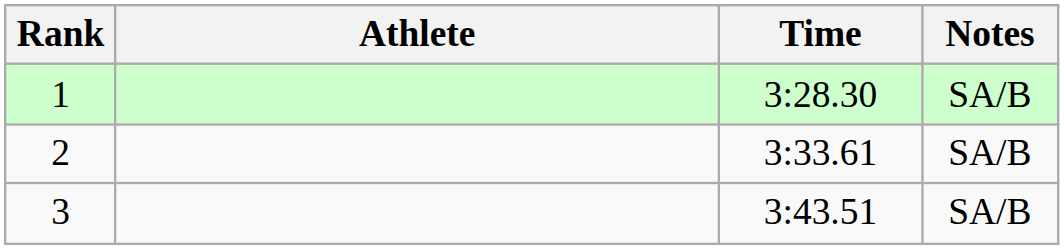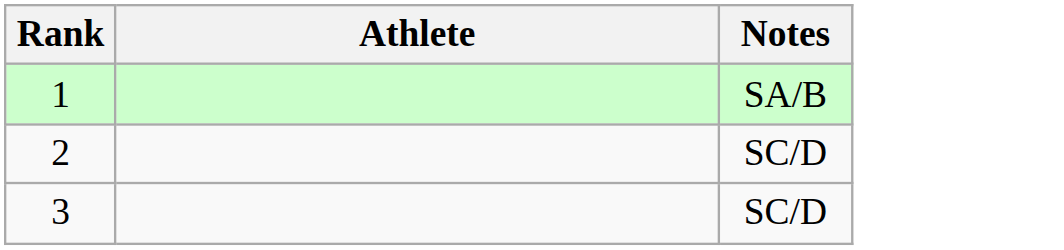- column: (820, 34)
(990, 152) SA/B -> (785, 152) SC/D
(990, 212) SA/B -> (785, 212) SC/D
